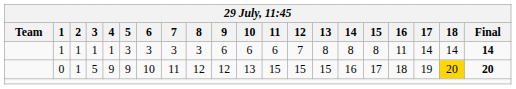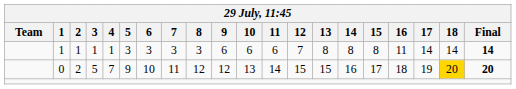(78, 69) 1 -> (78, 69) 2
(111, 69) 9 -> (111, 69) 7
(275, 69) 15 -> (275, 69) 14
